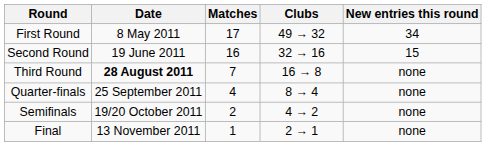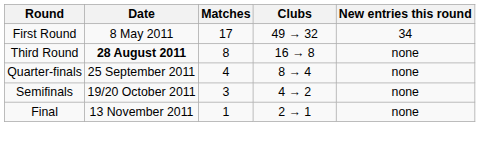- row: (48, 53)
(233, 72) 7 -> (226, 53) 8
(233, 111) 2 -> (226, 92) 3
